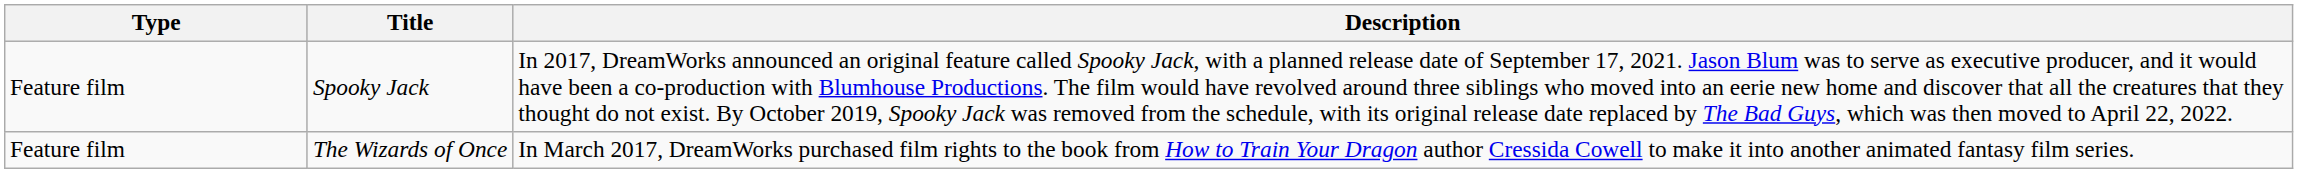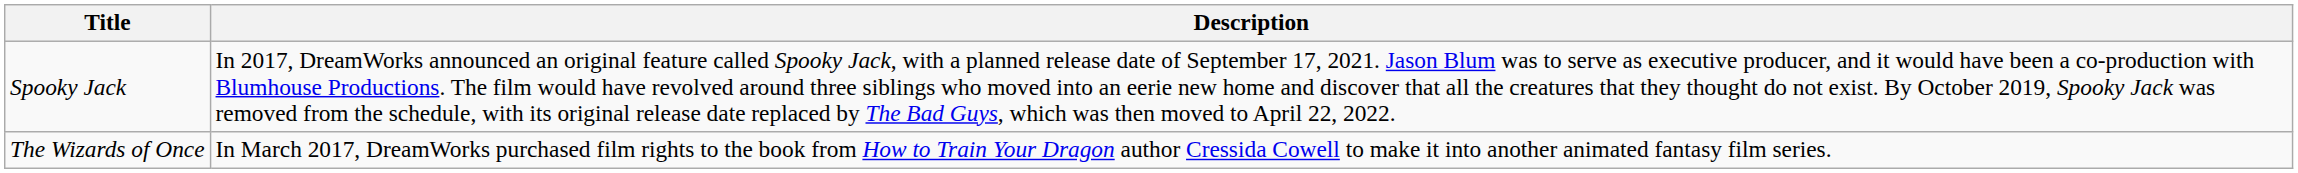- column: (156, 23)
